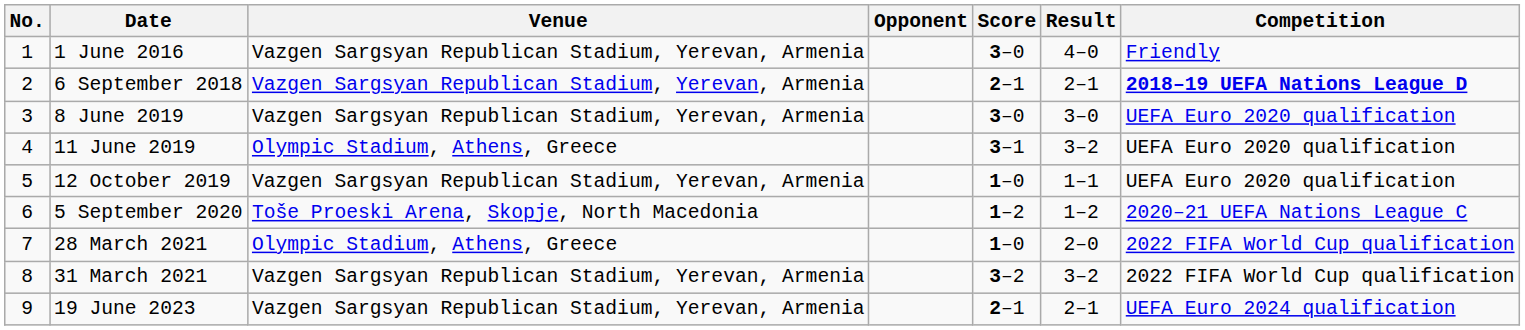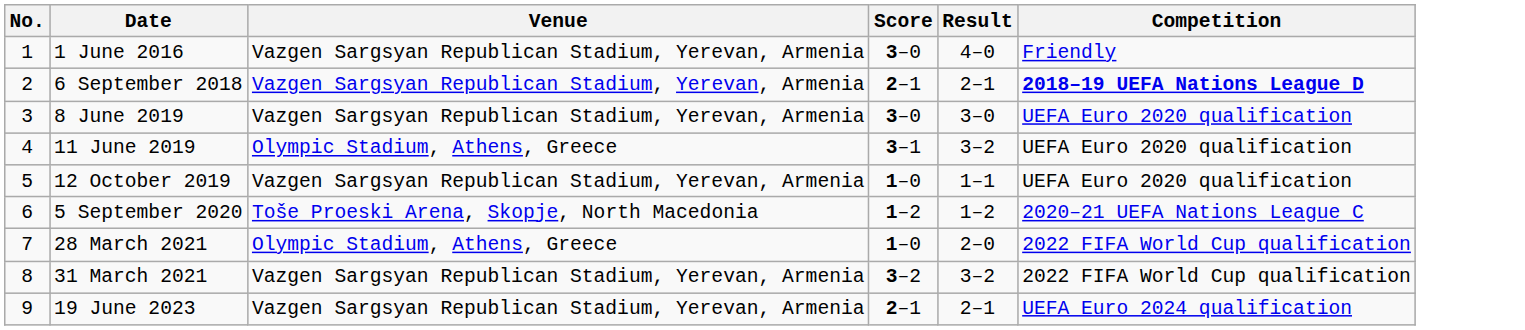- column: (921, 21)
